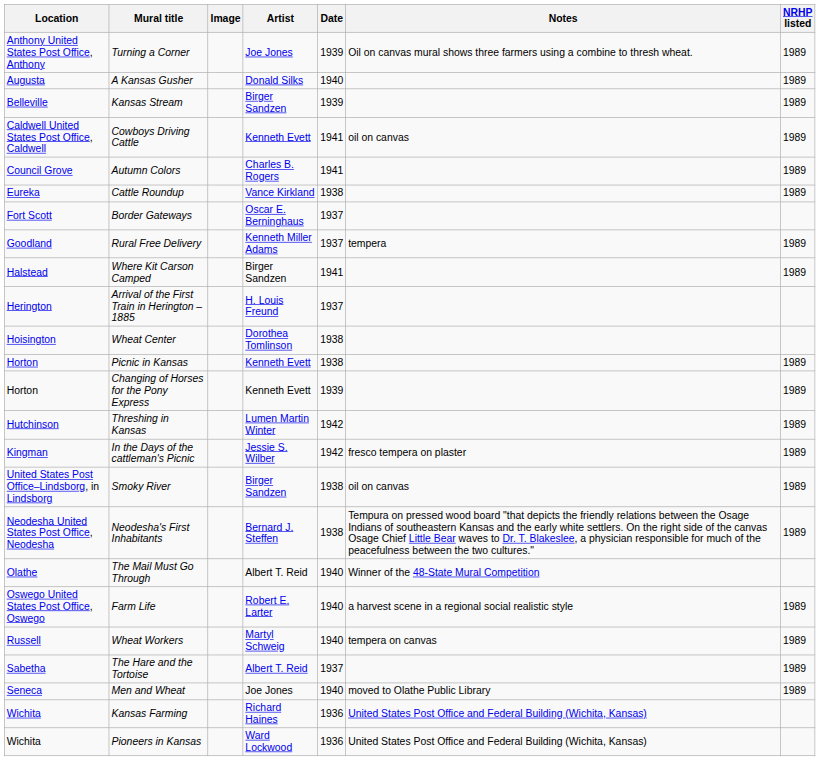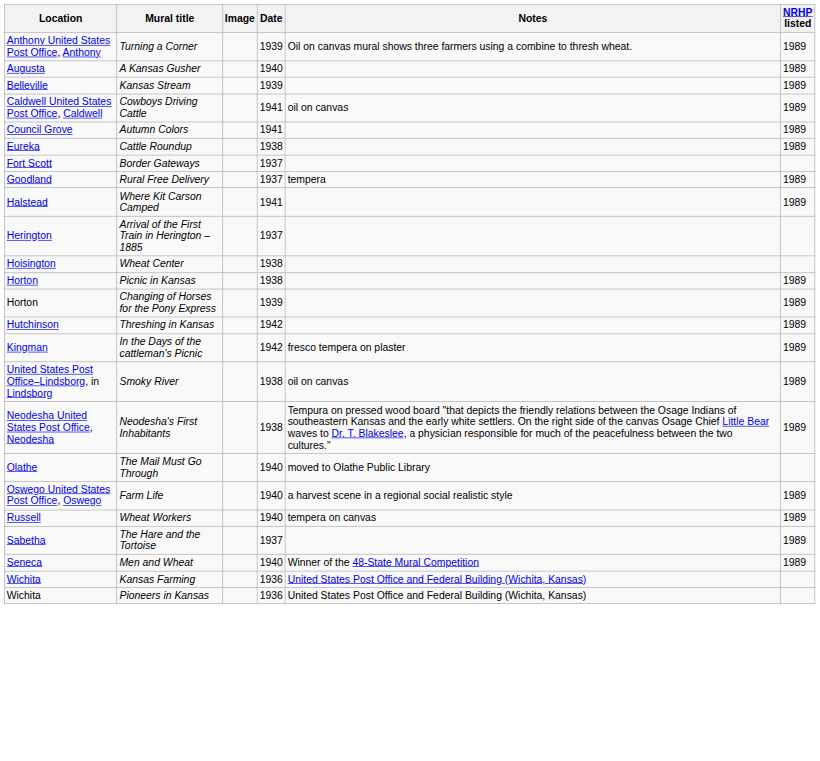- column: (280, 18)
(444, 572) Winner of the 48-State Mural Competition -> (359, 467) moved to Olathe Public Library
(419, 691) moved to Olathe Public Library -> (383, 562) Winner of the 48-State Mural Competition
